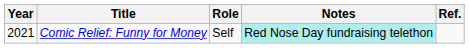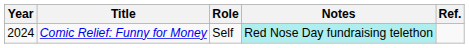(21, 33) 2021 -> (21, 33) 2024
